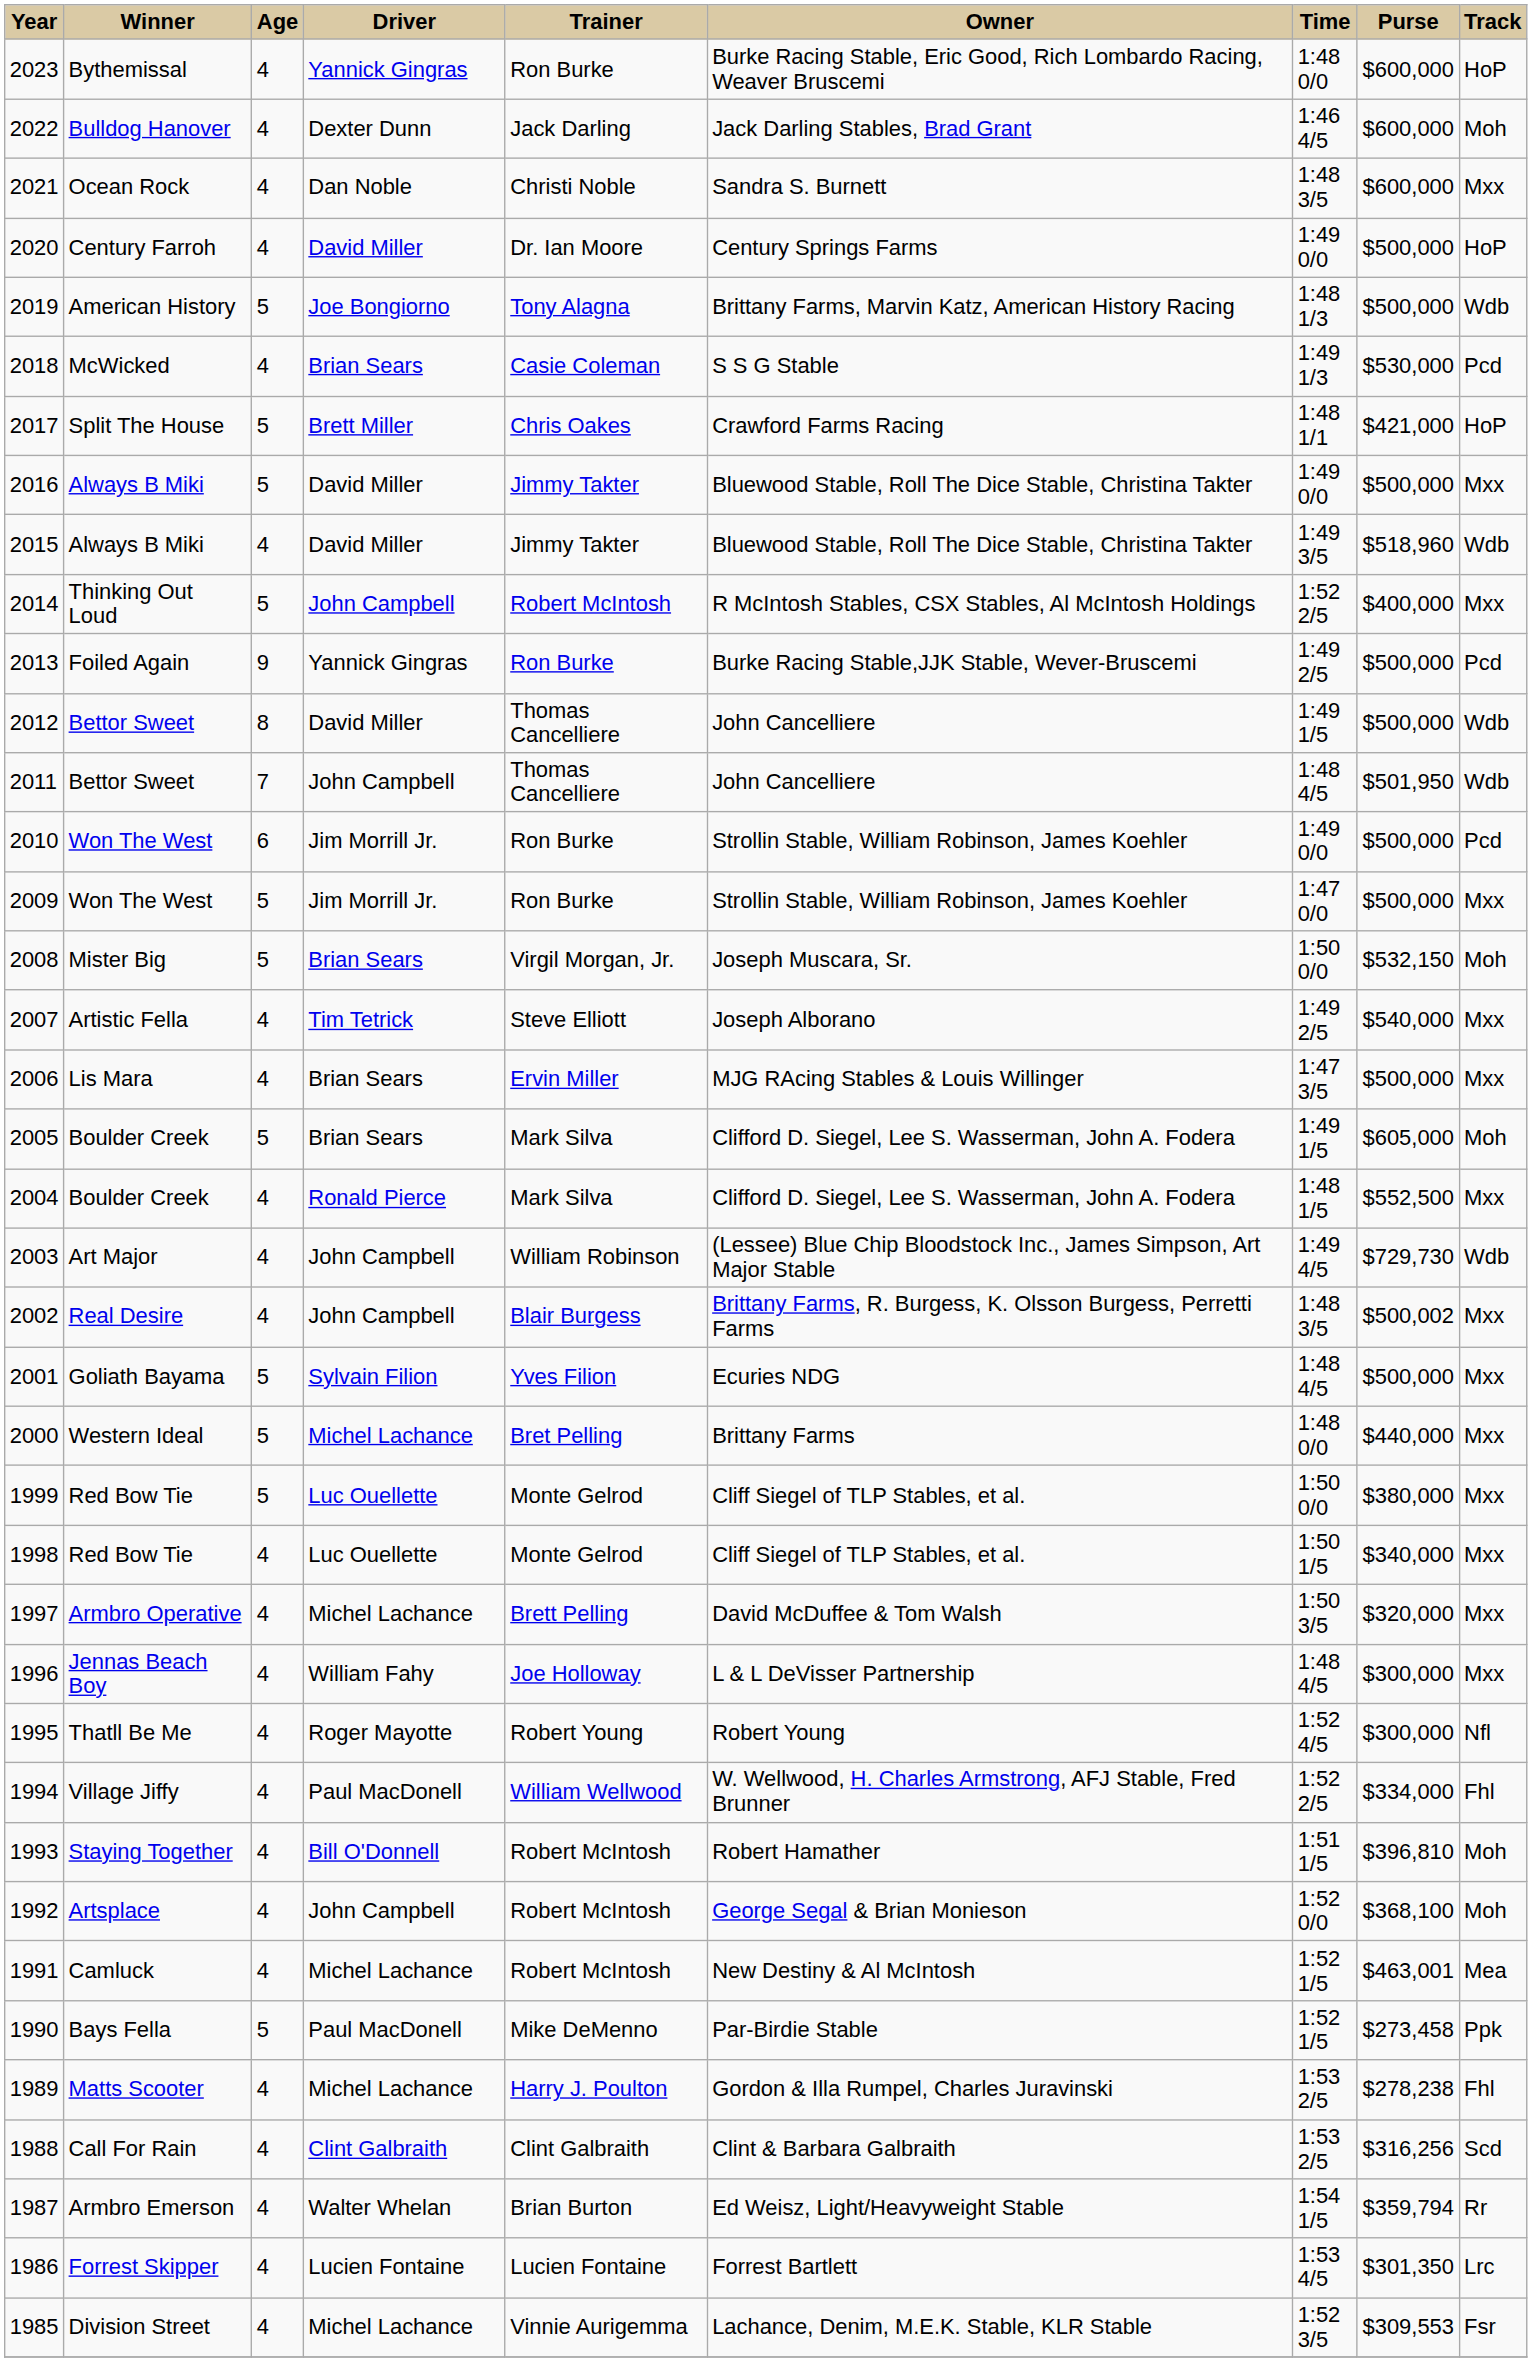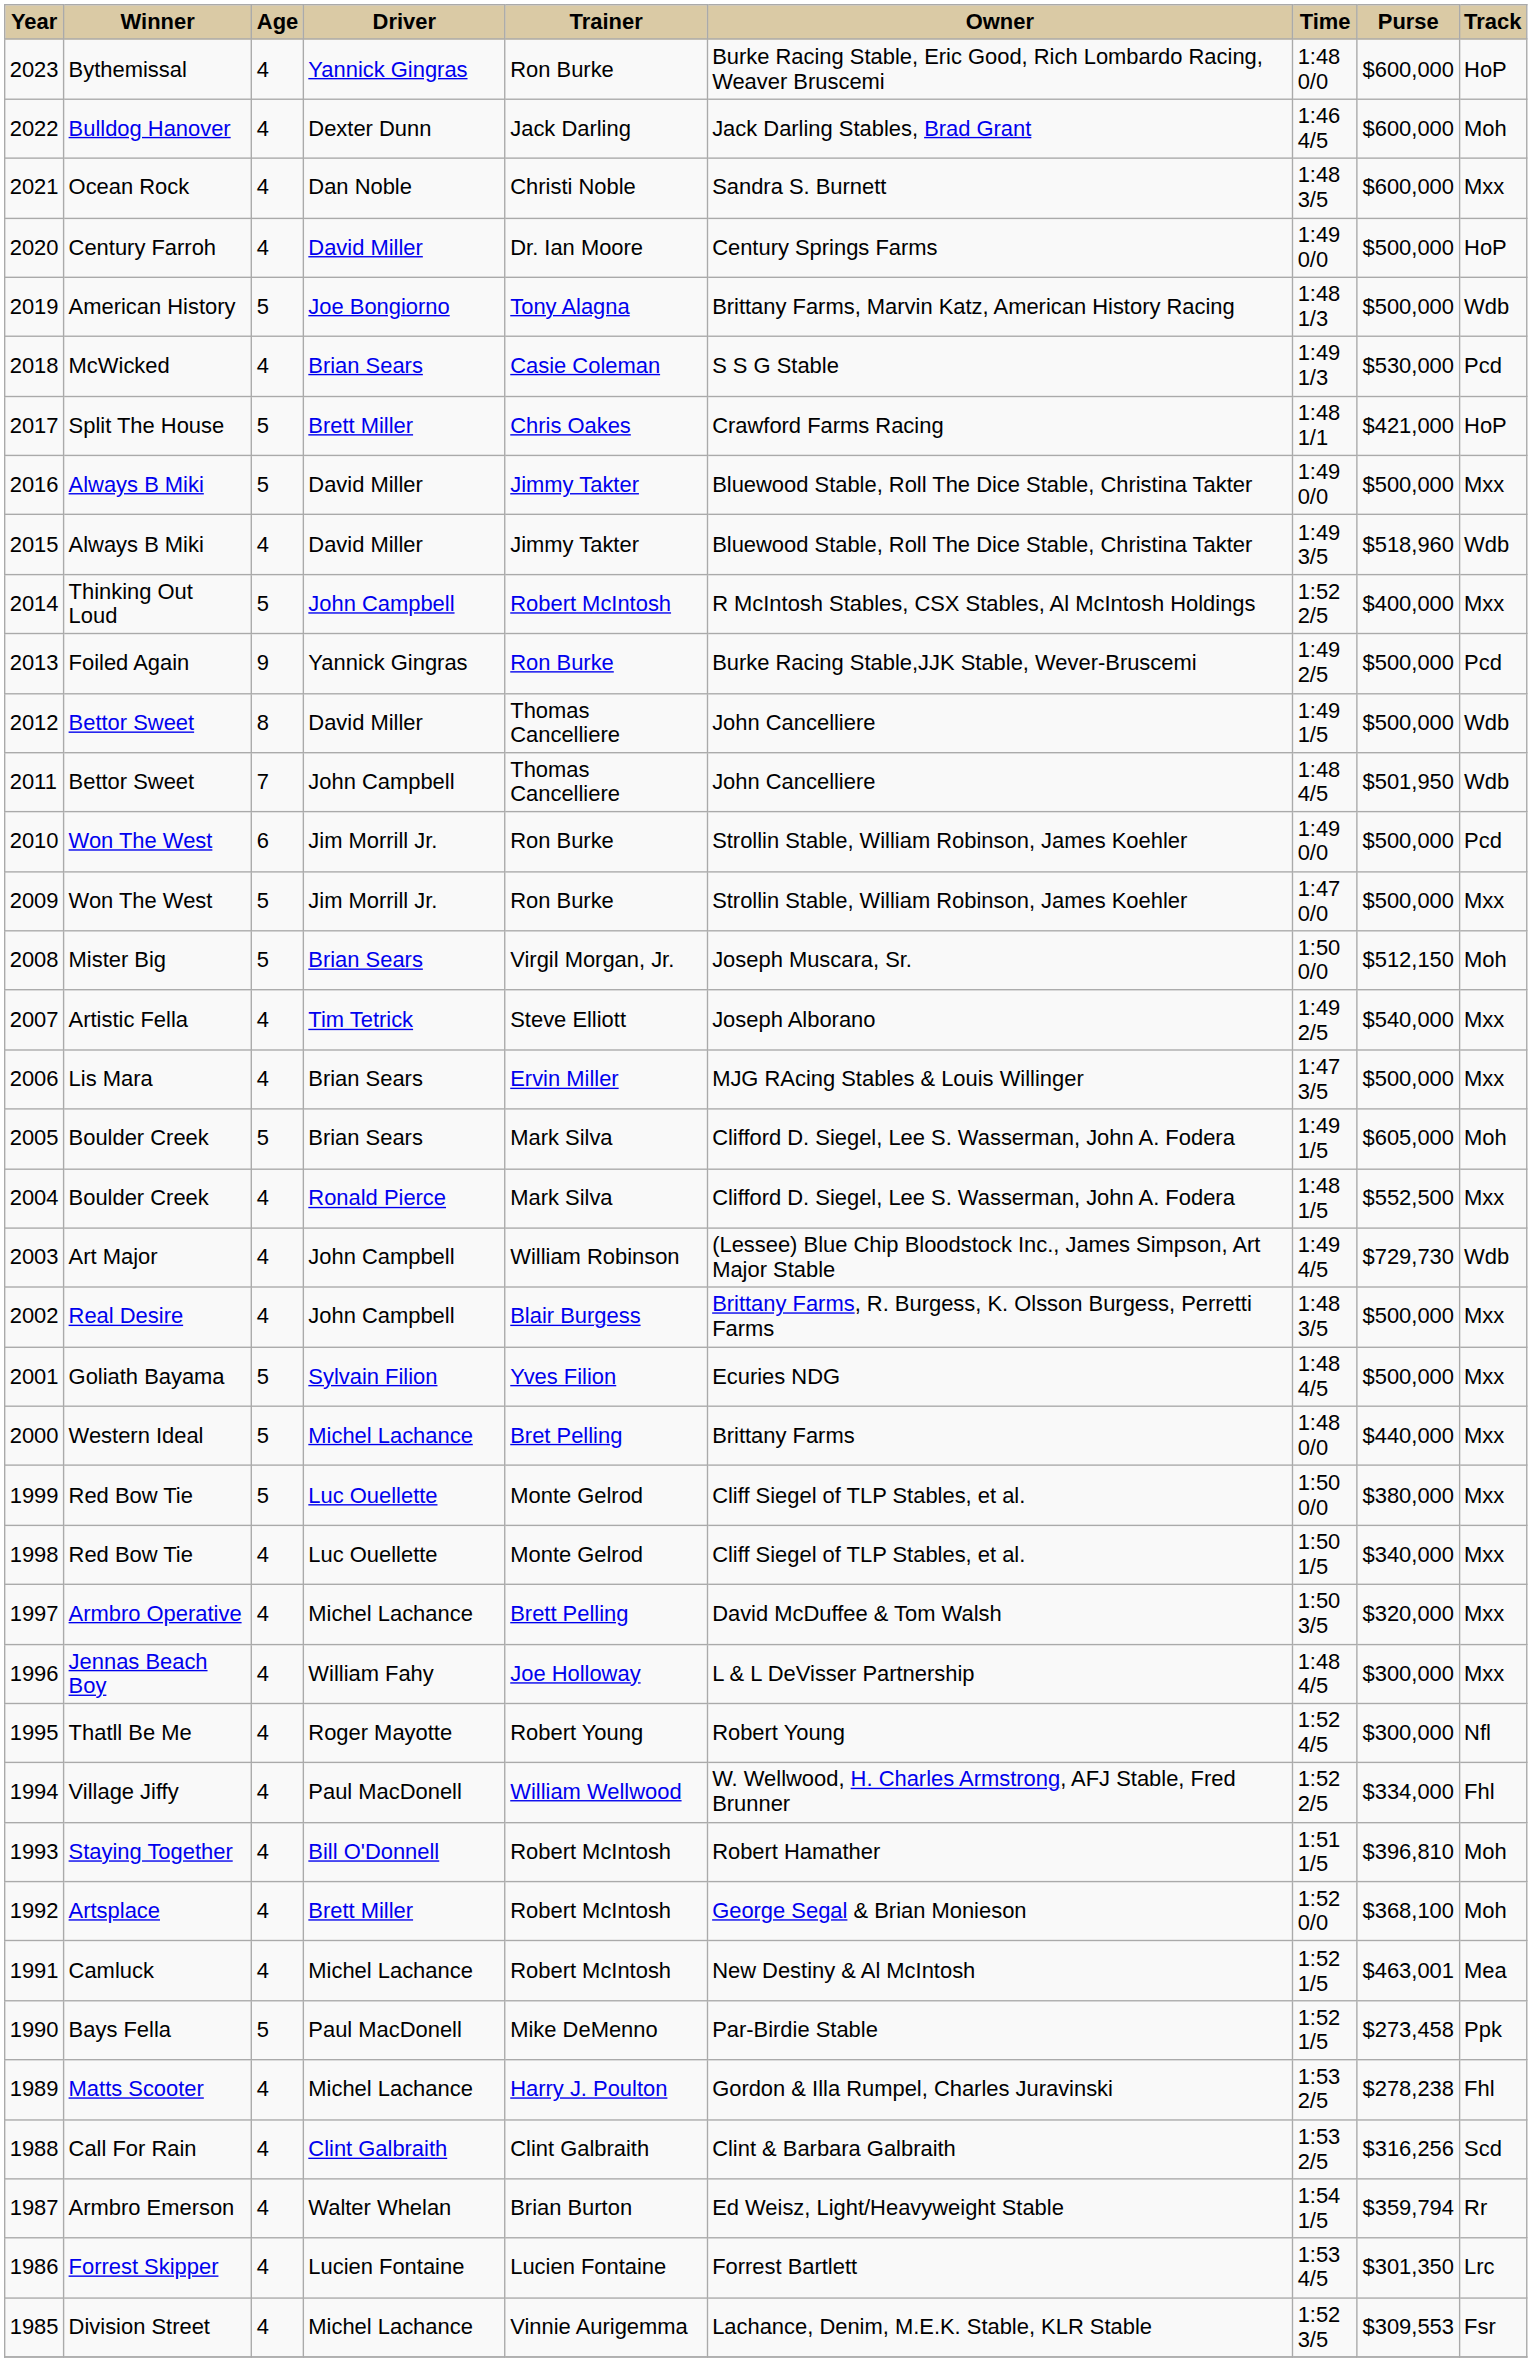(1408, 960) $532,150 -> (1408, 960) $512,150
(1408, 1316) $500,002 -> (1408, 1316) $500,000
(381, 1911) John Campbell -> (361, 1911) Brett Miller
